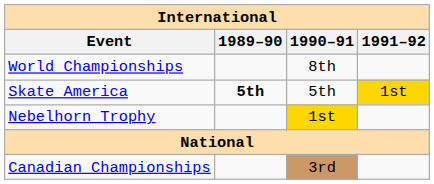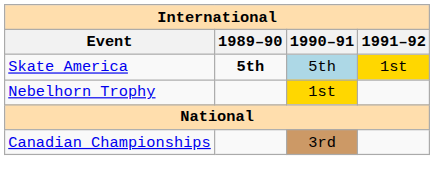- row: (96, 67)
(322, 92) no background -> (322, 67) lightblue background
